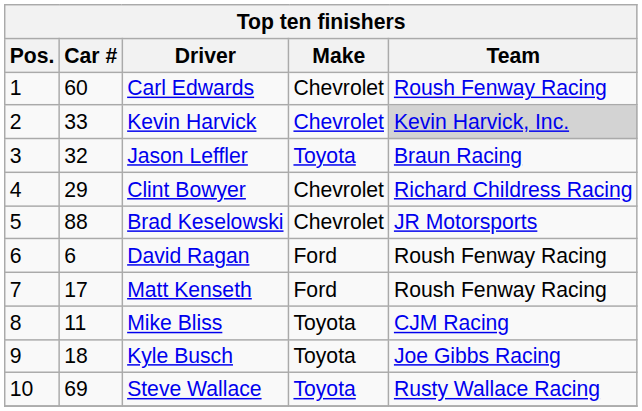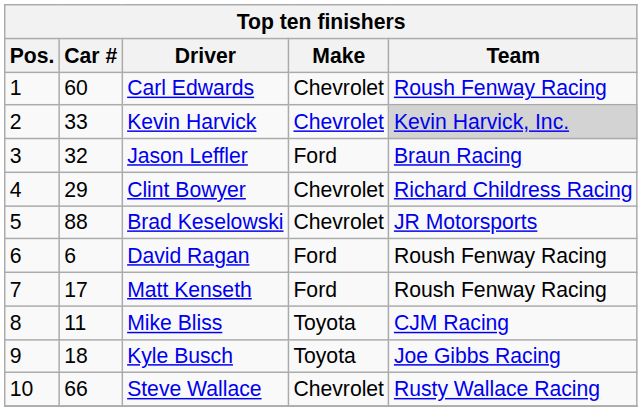(325, 156) Toyota -> (315, 156) Ford
(76, 390) 69 -> (76, 390) 66
(325, 390) Toyota -> (339, 390) Chevrolet
